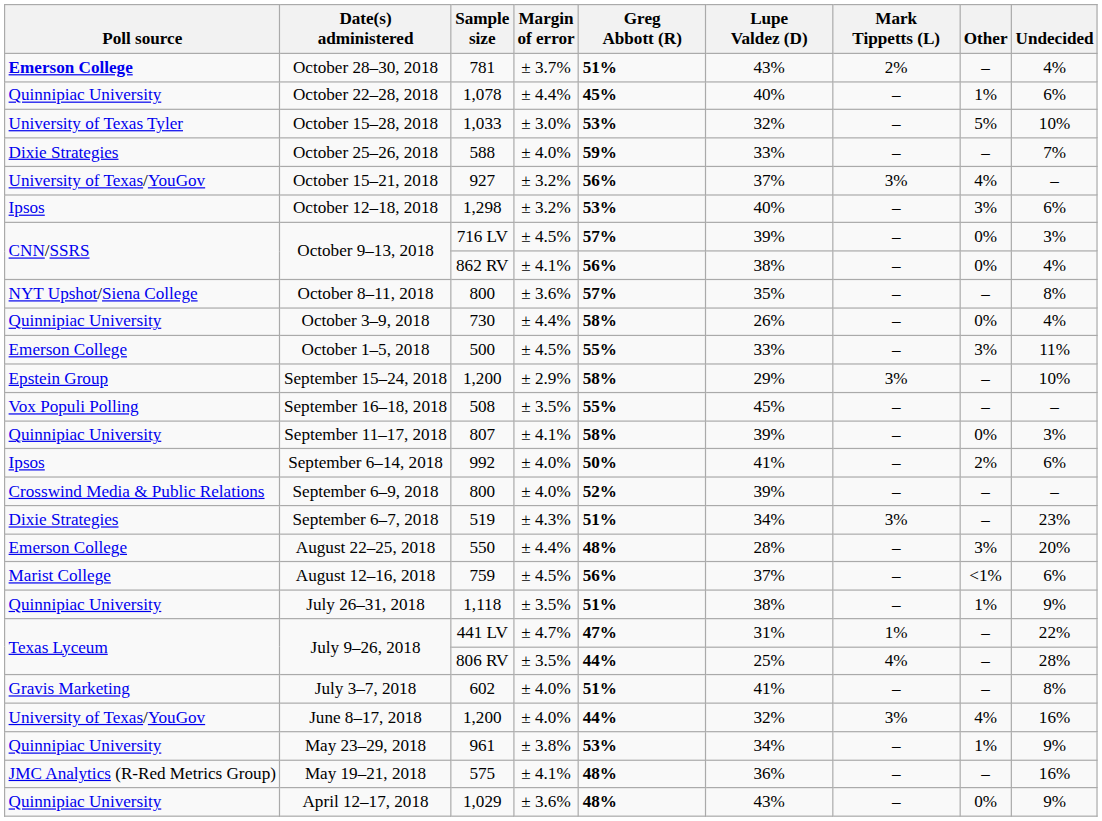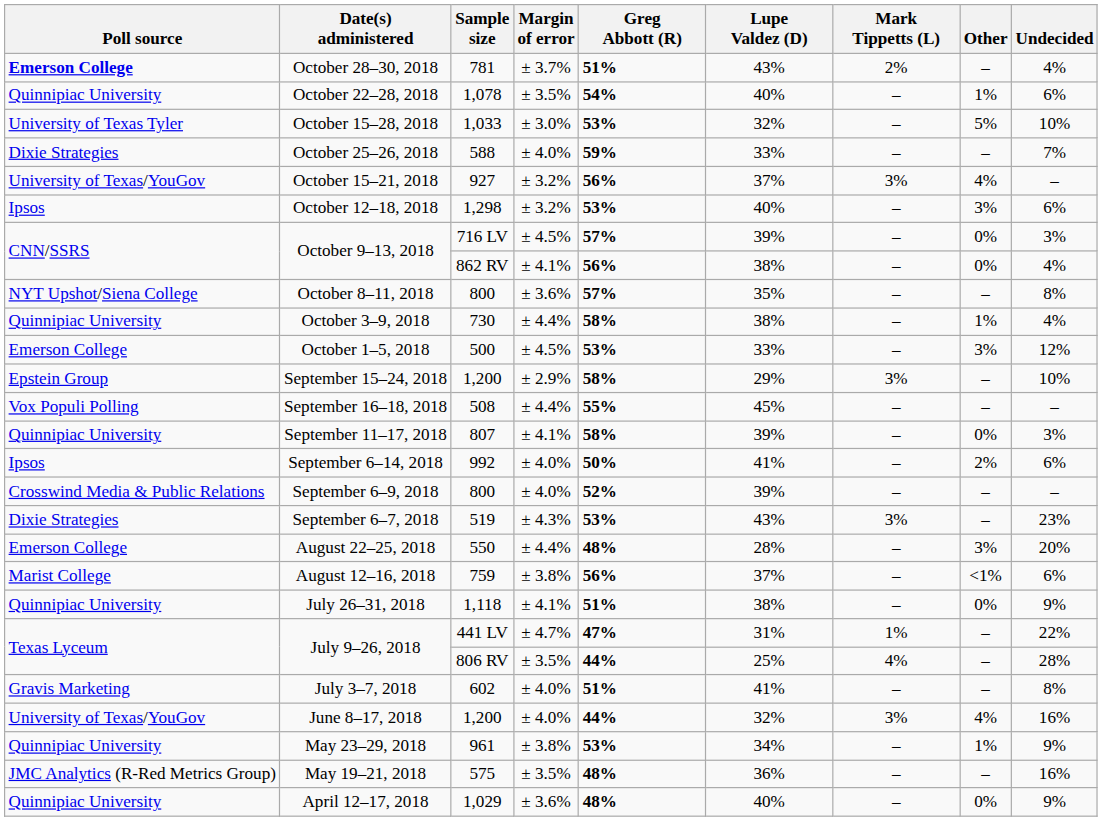(546, 95) ± 4.4% -> (546, 95) ± 3.5%
(600, 95) 45% -> (600, 95) 54%
(769, 321) 26% -> (769, 321) 38%
(986, 321) 0% -> (986, 321) 1%
(600, 350) 55% -> (600, 350) 53%
(1055, 350) 11% -> (1055, 350) 12%
(546, 406) ± 3.5% -> (546, 406) ± 4.4%
(600, 519) 51% -> (600, 519) 53%
(769, 519) 34% -> (769, 519) 43%
(546, 576) ± 4.5% -> (546, 576) ± 3.8%
(546, 604) ± 3.5% -> (546, 604) ± 4.1%
(986, 604) 1% -> (986, 604) 0%
(546, 774) ± 4.1% -> (546, 774) ± 3.5%
(769, 802) 43% -> (769, 802) 40%
